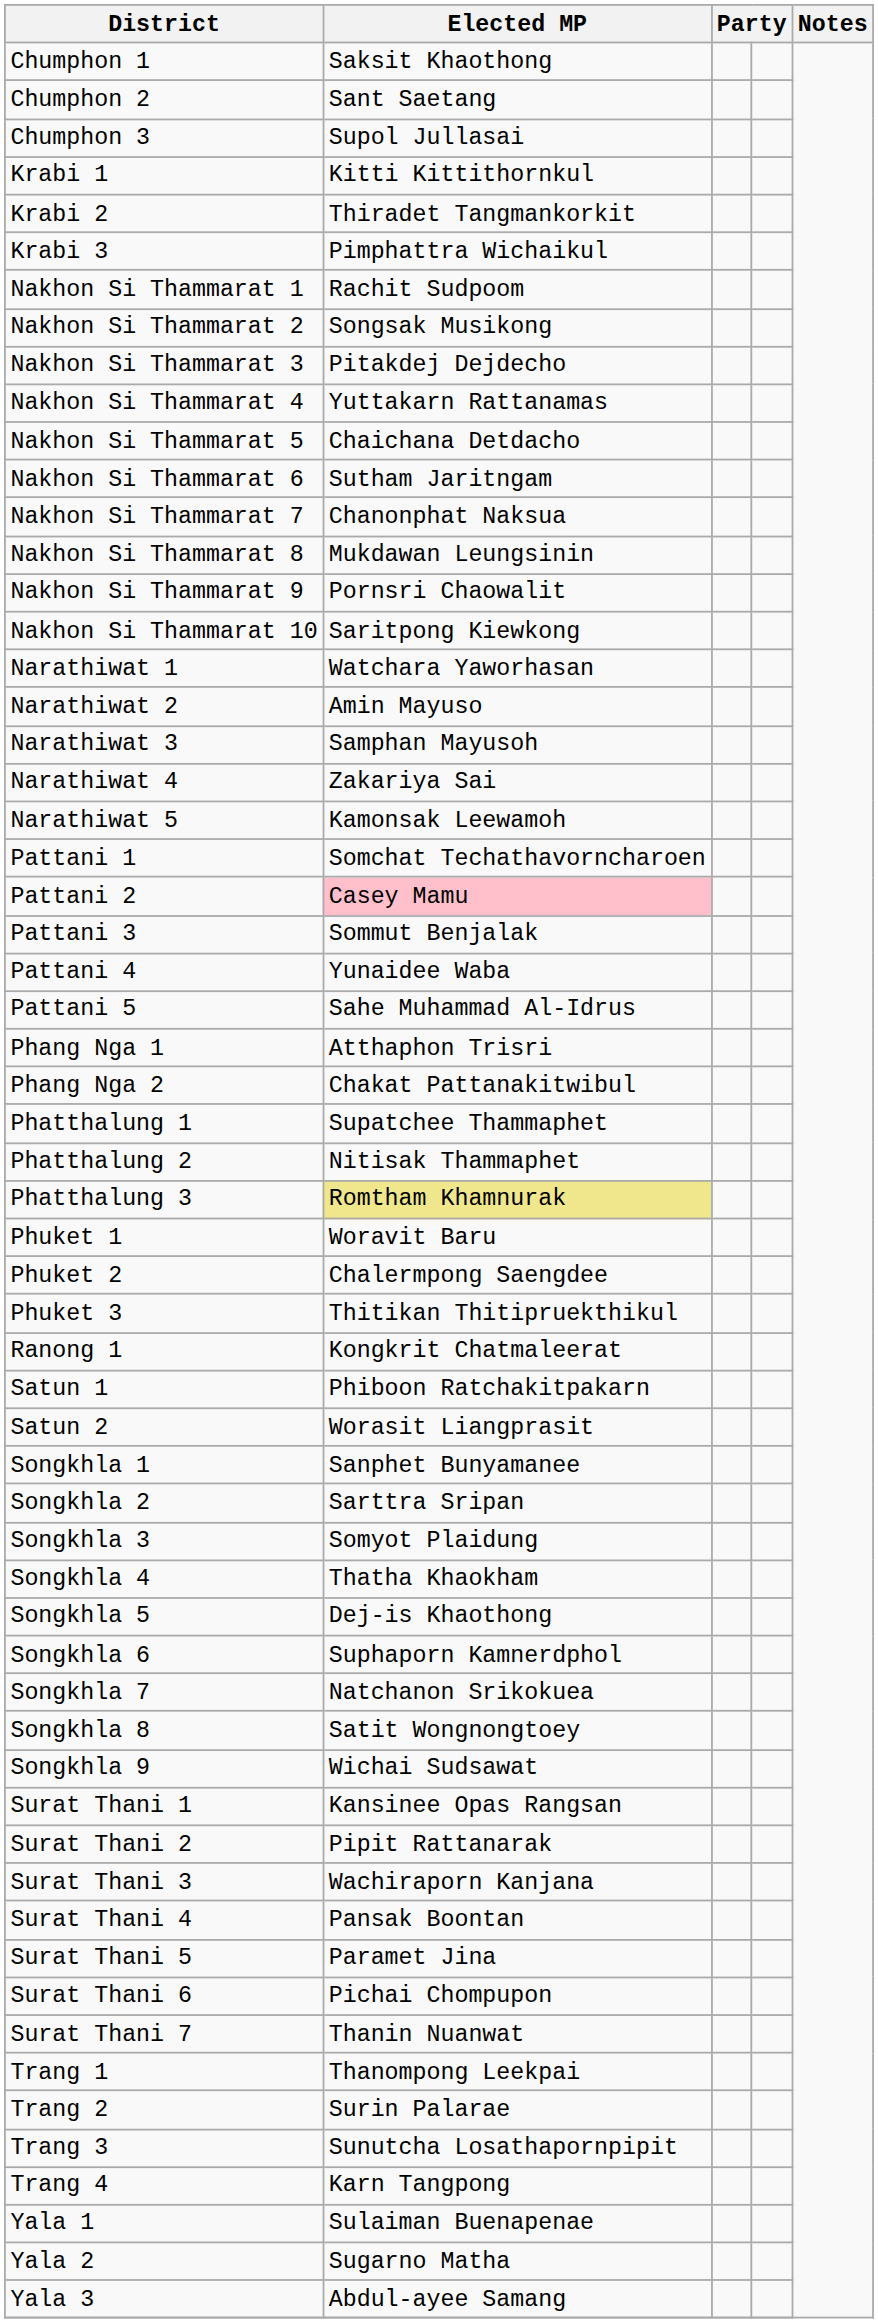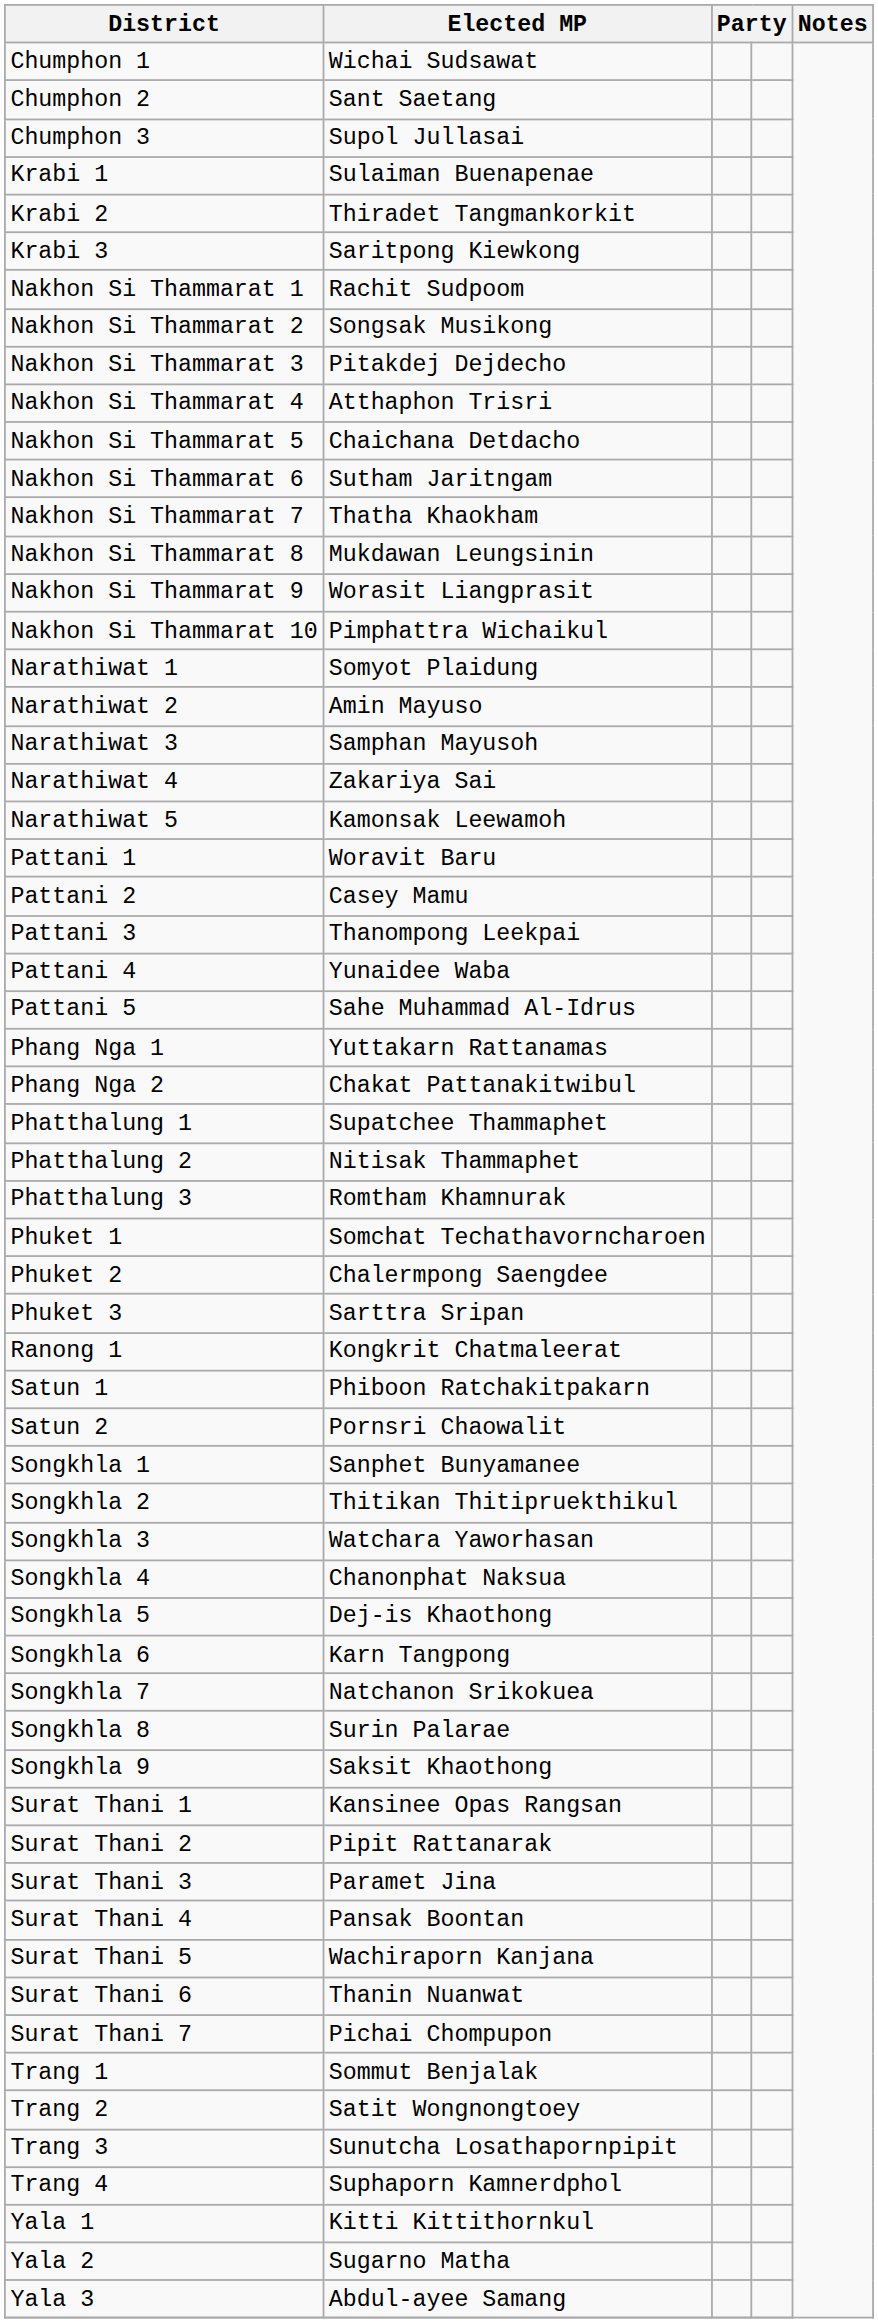(440, 62) Saksit Khaothong -> (433, 62) Wichai Sudsawat
(461, 176) Kitti Kittithornkul -> (461, 176) Sulaiman Buenapenae
(468, 251) Pimphattra Wichaikul -> (454, 251) Saritpong Kiewkong
(468, 403) Yuttakarn Rattanamas -> (440, 403) Atthaphon Trisri
(447, 517) Chanonphat Naksua -> (433, 517) Thatha Khaokham
(447, 593) Pornsri Chaowalit -> (461, 593) Worasit Liangprasit
(454, 631) Saritpong Kiewkong -> (468, 631) Pimphattra Wichaikul
(461, 669) Watchara Yaworhasan -> (433, 669) Somyot Plaidung
(517, 858) Somchat Techathavorncharoen -> (413, 858) Woravit Baru
(399, 896) pink background -> (399, 896) no background
(433, 934) Sommut Benjalak -> (454, 934) Thanompong Leekpai
(440, 1048) Atthaphon Trisri -> (468, 1048) Yuttakarn Rattanamas
(447, 1200) khaki background -> (447, 1200) no background
(413, 1237) Woravit Baru -> (517, 1237) Somchat Techathavorncharoen
(503, 1313) Thitikan Thitipruekthikul -> (426, 1313) Sarttra Sripan
(461, 1427) Worasit Liangprasit -> (447, 1427) Pornsri Chaowalit
(426, 1503) Sarttra Sripan -> (503, 1503) Thitikan Thitipruekthikul
(433, 1541) Somyot Plaidung -> (461, 1541) Watchara Yaworhasan
(433, 1579) Thatha Khaokham -> (447, 1579) Chanonphat Naksua
(475, 1655) Suphaporn Kamnerdphol -> (420, 1655) Karn Tangpong
(454, 1731) Satit Wongnongtoey -> (420, 1731) Surin Palarae
(433, 1768) Wichai Sudsawat -> (440, 1768) Saksit Khaothong
(461, 1882) Wachiraporn Kanjana -> (413, 1882) Paramet Jina
(413, 1958) Paramet Jina -> (461, 1958) Wachiraporn Kanjana
(440, 1996) Pichai Chompupon -> (426, 1996) Thanin Nuanwat
(426, 2034) Thanin Nuanwat -> (440, 2034) Pichai Chompupon
(454, 2072) Thanompong Leekpai -> (433, 2072) Sommut Benjalak
(420, 2110) Surin Palarae -> (454, 2110) Satit Wongnongtoey
(420, 2186) Karn Tangpong -> (475, 2186) Suphaporn Kamnerdphol
(461, 2224) Sulaiman Buenapenae -> (461, 2224) Kitti Kittithornkul
